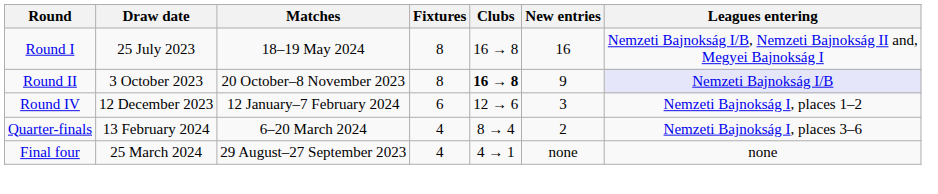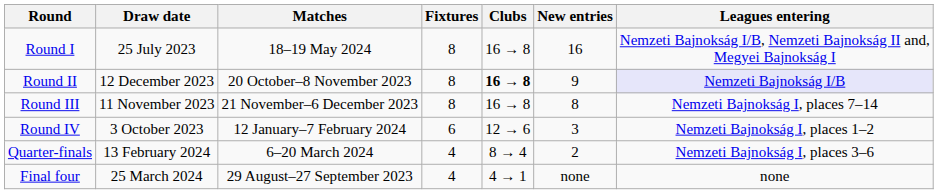(156, 81) 3 October 2023 -> (157, 81) 12 December 2023
+ row: (50, 104)
(156, 104) 12 December 2023 -> (157, 128) 3 October 2023
